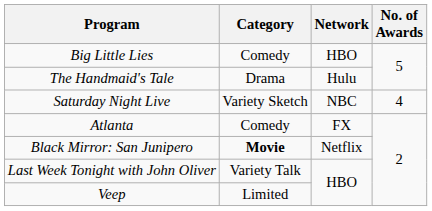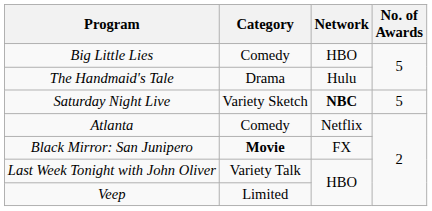(342, 101) normal -> (342, 101) bold
(399, 101) 4 -> (399, 101) 5
(342, 124) FX -> (342, 124) Netflix
(342, 147) Netflix -> (342, 147) FX
